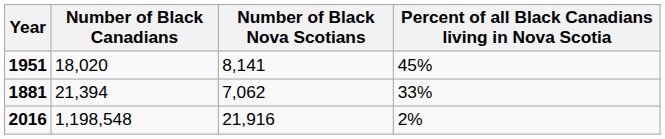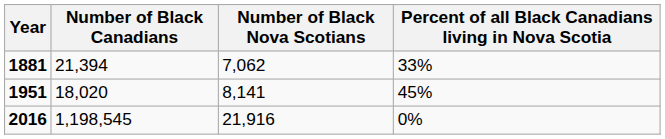rows swapped: (28, 92) <-> (28, 65)
(93, 119) 1,198,548 -> (93, 119) 1,198,545
(410, 119) 2% -> (410, 119) 0%
